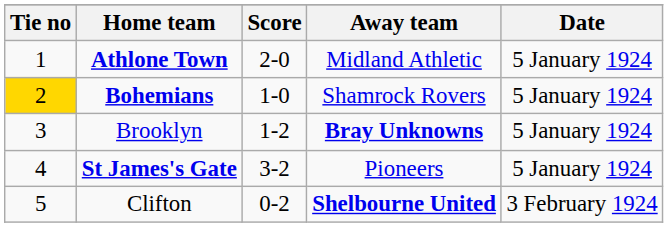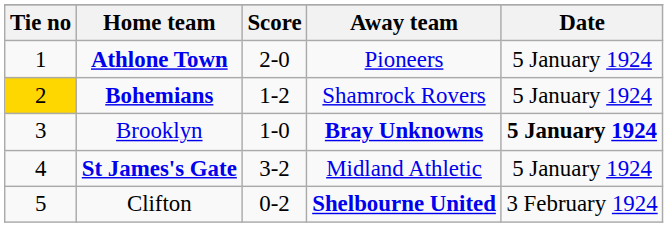(404, 58) Midland Athletic -> (404, 58) Pioneers
(275, 95) 1-0 -> (275, 95) 1-2
(275, 131) 1-2 -> (275, 131) 1-0
(582, 131) normal -> (582, 131) bold
(404, 167) Pioneers -> (404, 167) Midland Athletic
